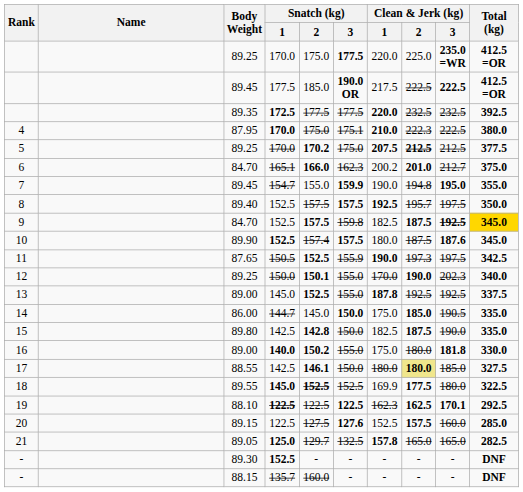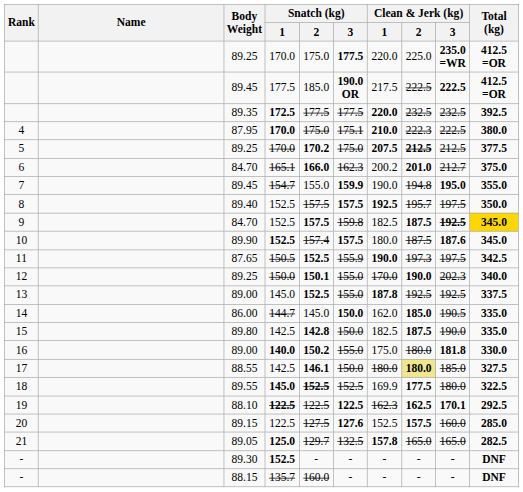(384, 313) 175.0 -> (384, 313) 162.0
